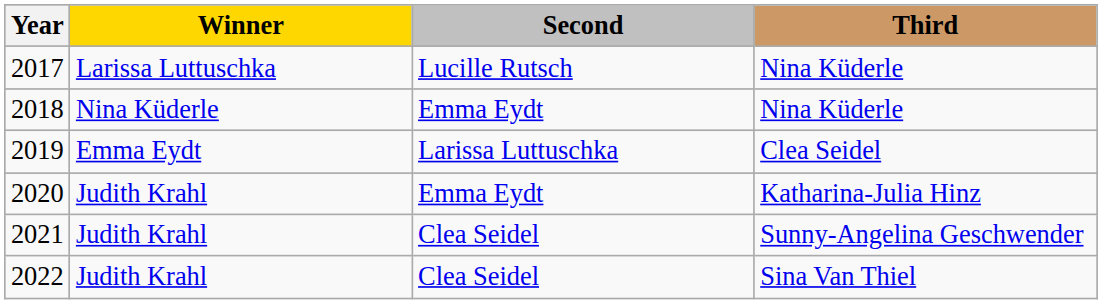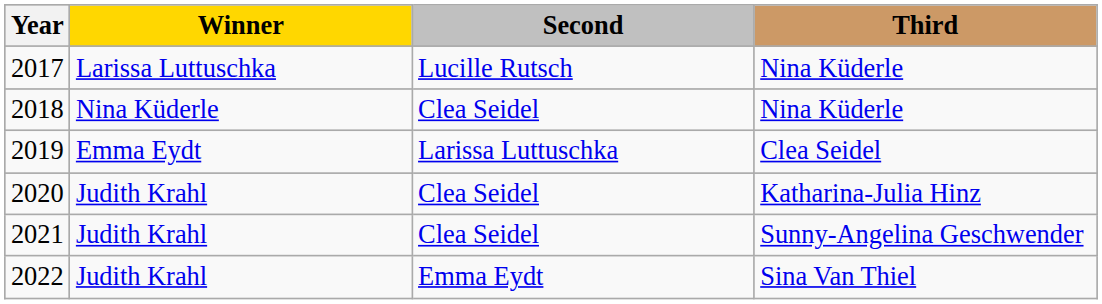(481, 109) Emma Eydt -> (479, 109) Clea Seidel
(481, 192) Emma Eydt -> (479, 192) Clea Seidel
(479, 276) Clea Seidel -> (481, 276) Emma Eydt
